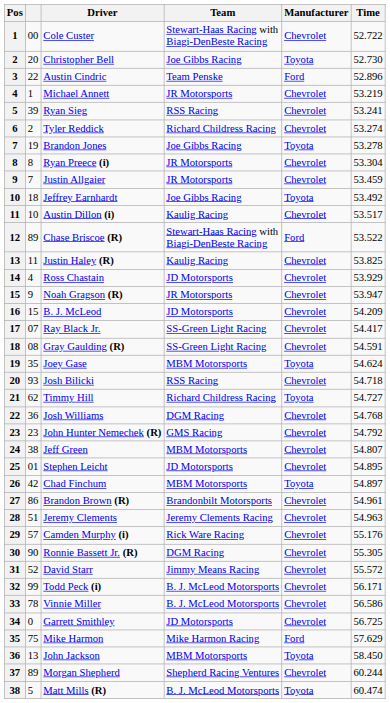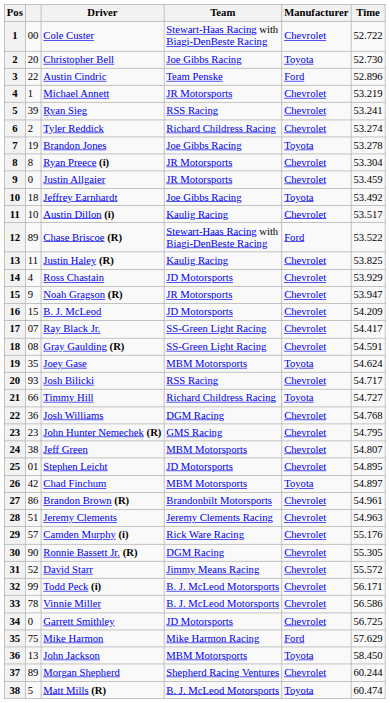(30, 179) 7 -> (30, 179) 0
(368, 380) 54.718 -> (368, 380) 54.717
(33, 397) 62 -> (33, 397) 66
(368, 432) 54.792 -> (368, 432) 54.795
